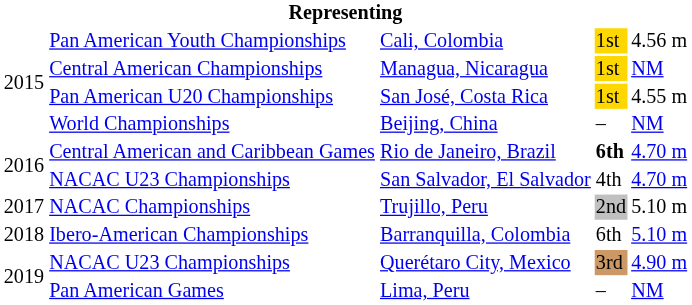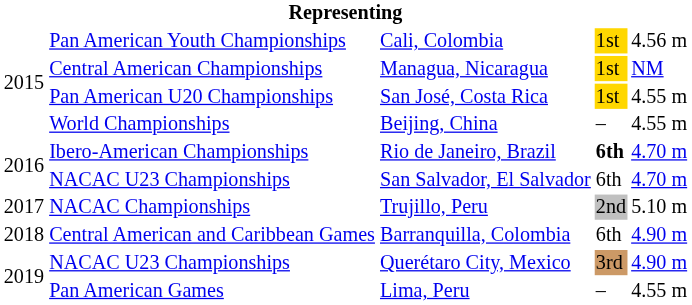(647, 123) NM -> (659, 123) 4.55 m
(212, 151) Central American and Caribbean Games -> (179, 151) Ibero-American Championships
(609, 179) 4th -> (609, 179) 6th
(179, 234) Ibero-American Championships -> (212, 234) Central American and Caribbean Games
(659, 234) 5.10 m -> (659, 234) 4.90 m
(647, 290) NM -> (659, 290) 4.55 m
